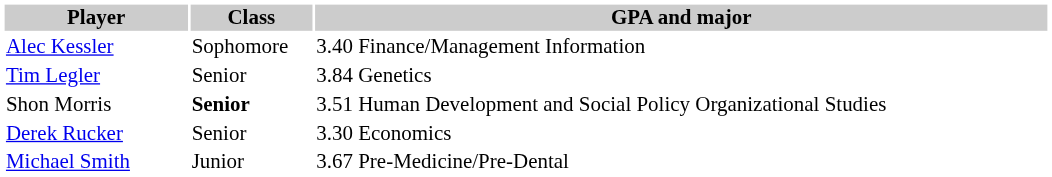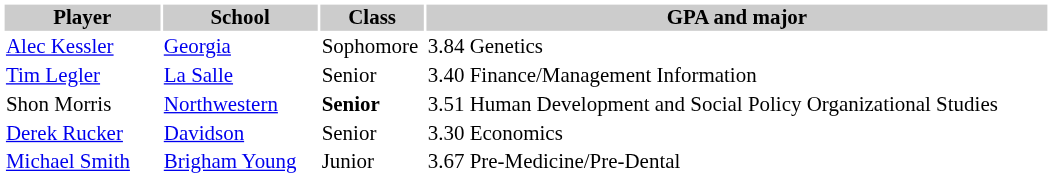+ column: (240, 17)
(481, 46) 3.40 Finance/Management Information -> (485, 46) 3.84 Genetics
(374, 75) 3.84 Genetics -> (592, 75) 3.40 Finance/Management Information
